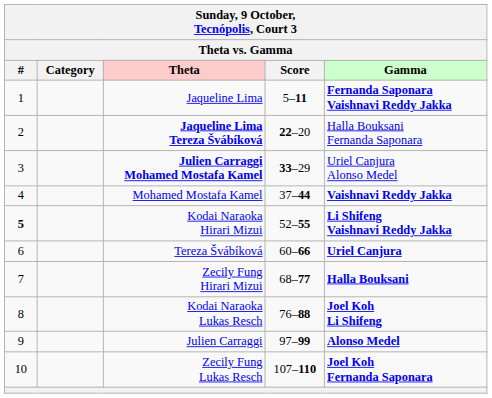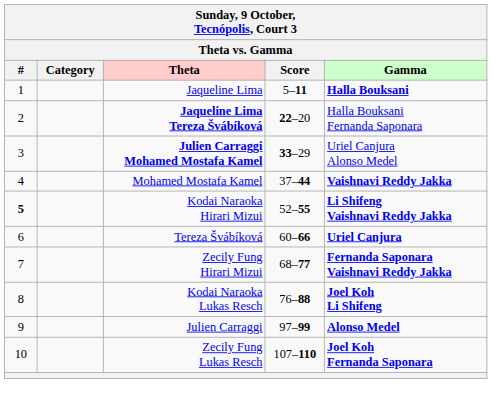(389, 98) Fernanda Saponara Vaishnavi Reddy Jakka -> (368, 90) Halla Bouksani
(368, 279) Halla Bouksani -> (389, 264) Fernanda Saponara Vaishnavi Reddy Jakka
